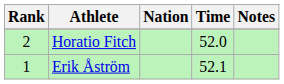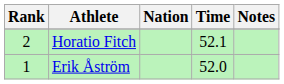(213, 41) 52.0 -> (213, 41) 52.1
(213, 66) 52.1 -> (213, 66) 52.0
